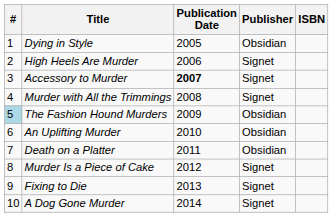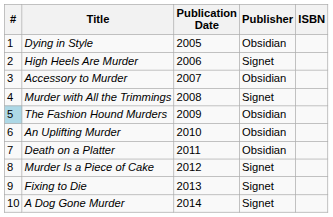(189, 79) bold -> (189, 79) normal
(258, 79) Signet -> (264, 79) Obsidian
